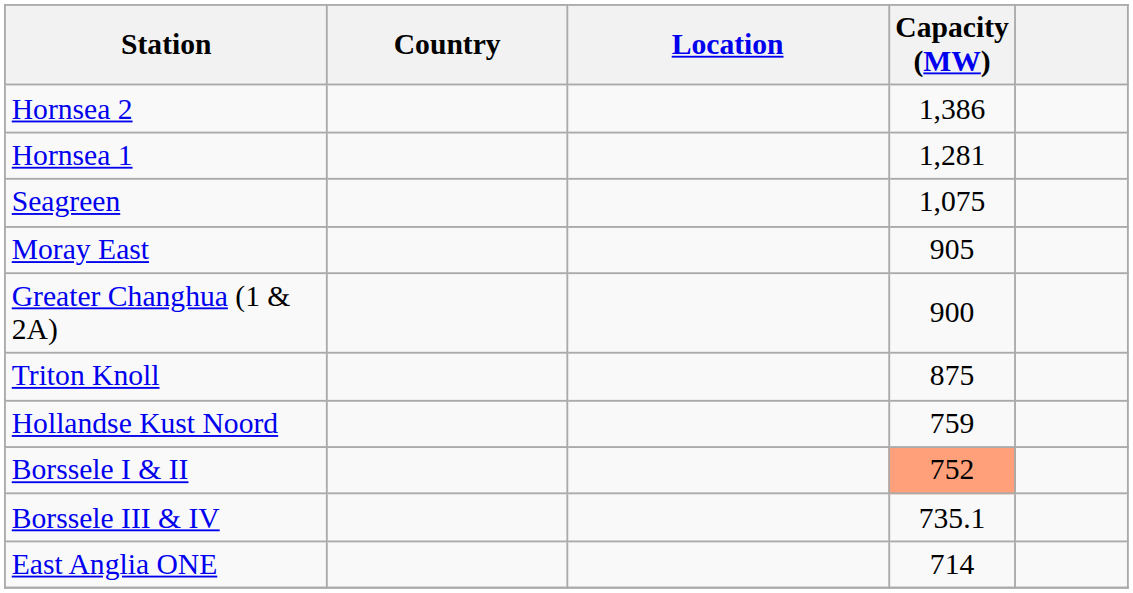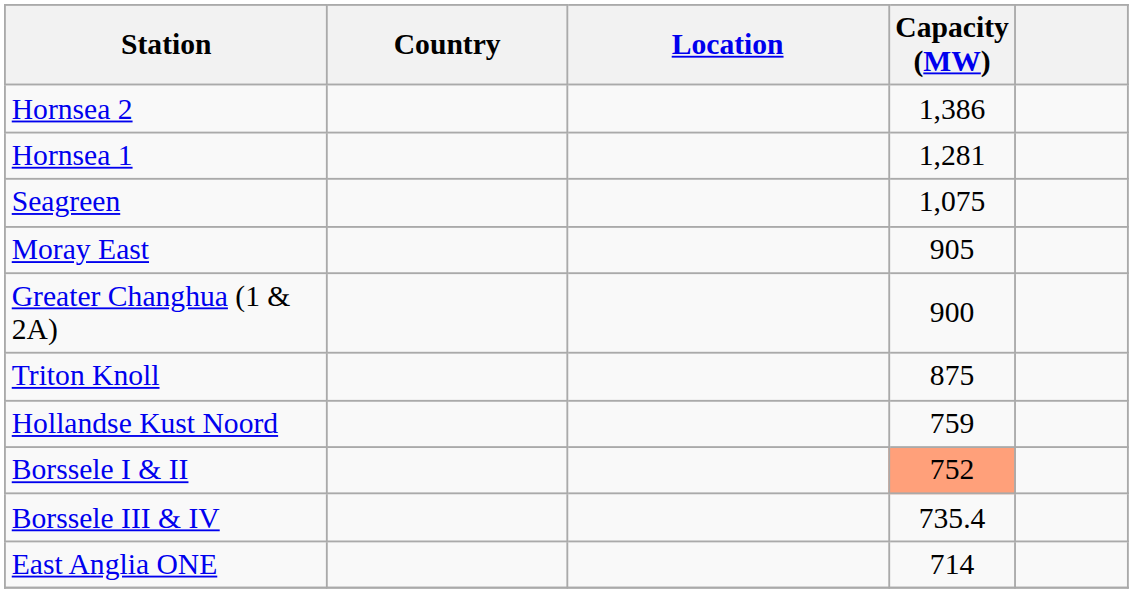(952, 517) 735.1 -> (952, 517) 735.4
